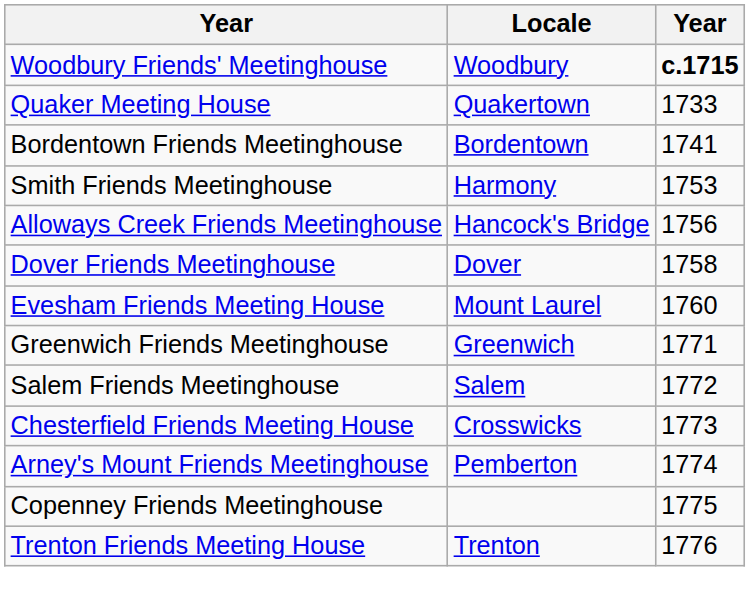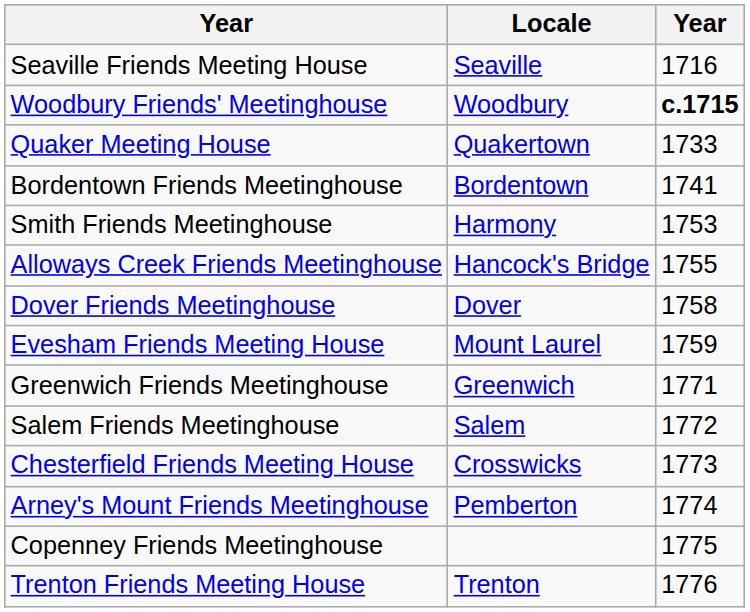+ row: (189, 64)
(689, 225) 1756 -> (689, 265) 1755
(689, 305) 1760 -> (689, 345) 1759
